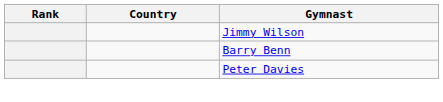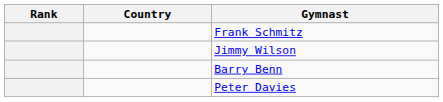+ row: (259, 32)
